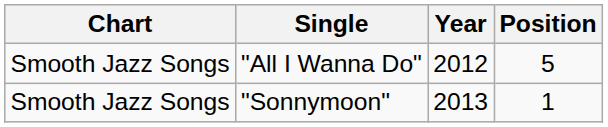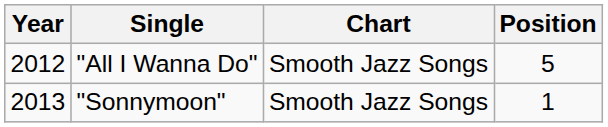columns swapped: (461, 24) <-> (120, 24)
